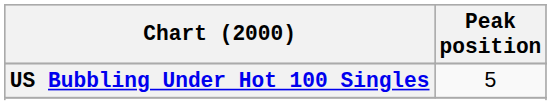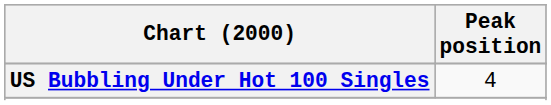(490, 81) 5 -> (490, 81) 4
